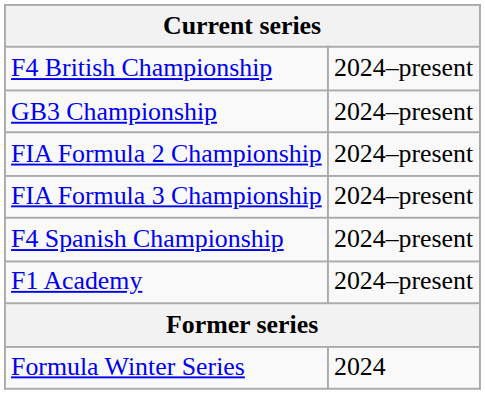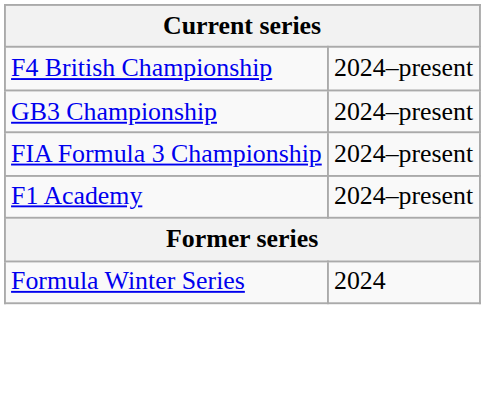- row: (166, 153)
- row: (147, 238)
